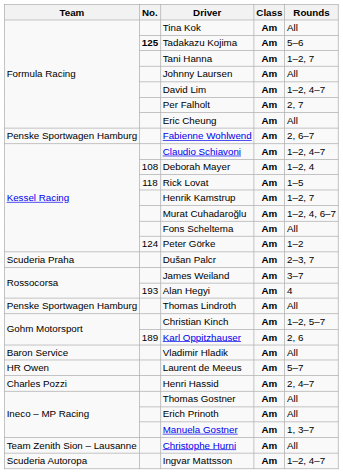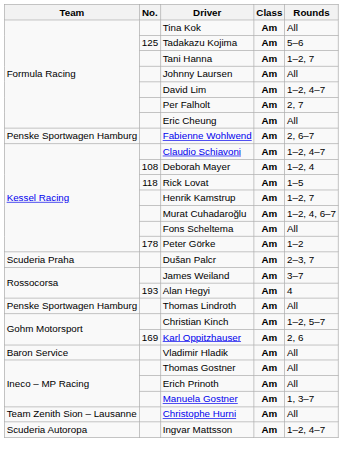(150, 43) bold -> (150, 43) normal
(150, 245) 124 -> (150, 245) 178
(150, 337) 189 -> (150, 337) 169
- row: (202, 368)
- row: (191, 384)
